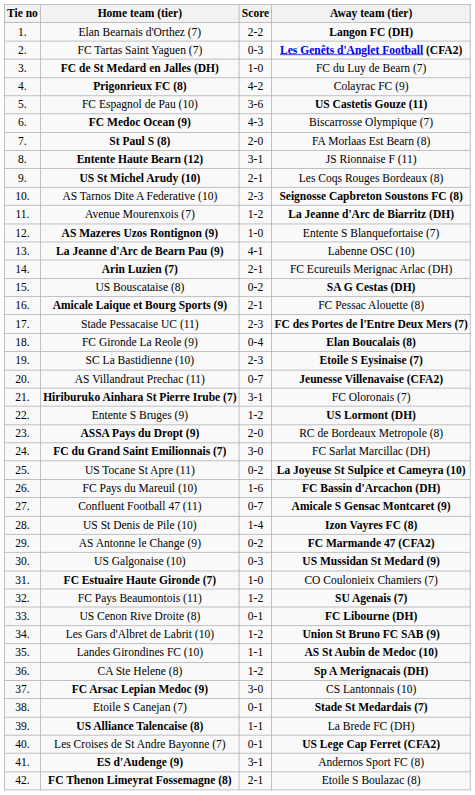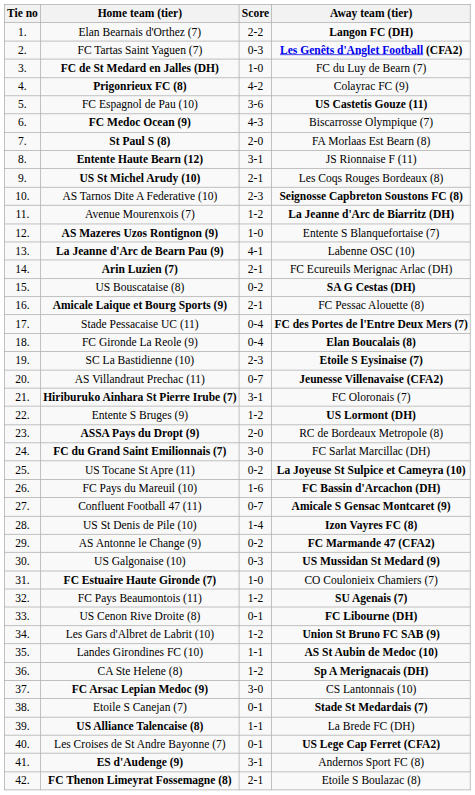(256, 324) 2-3 -> (256, 324) 0-4
